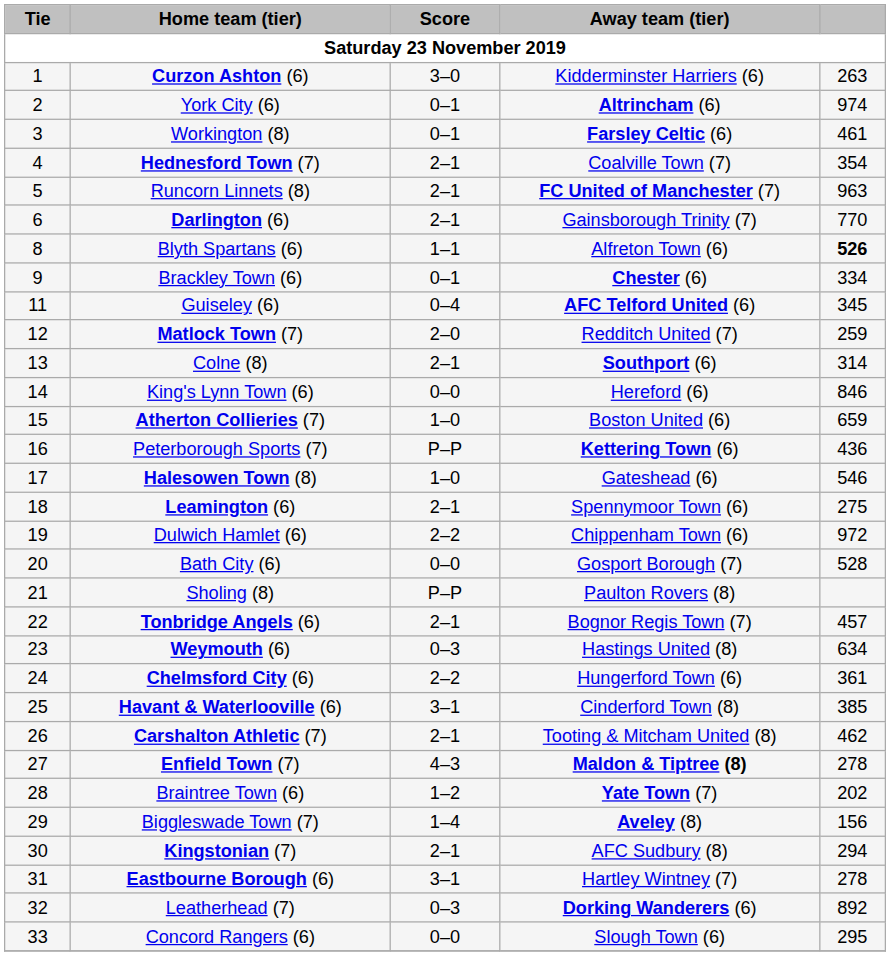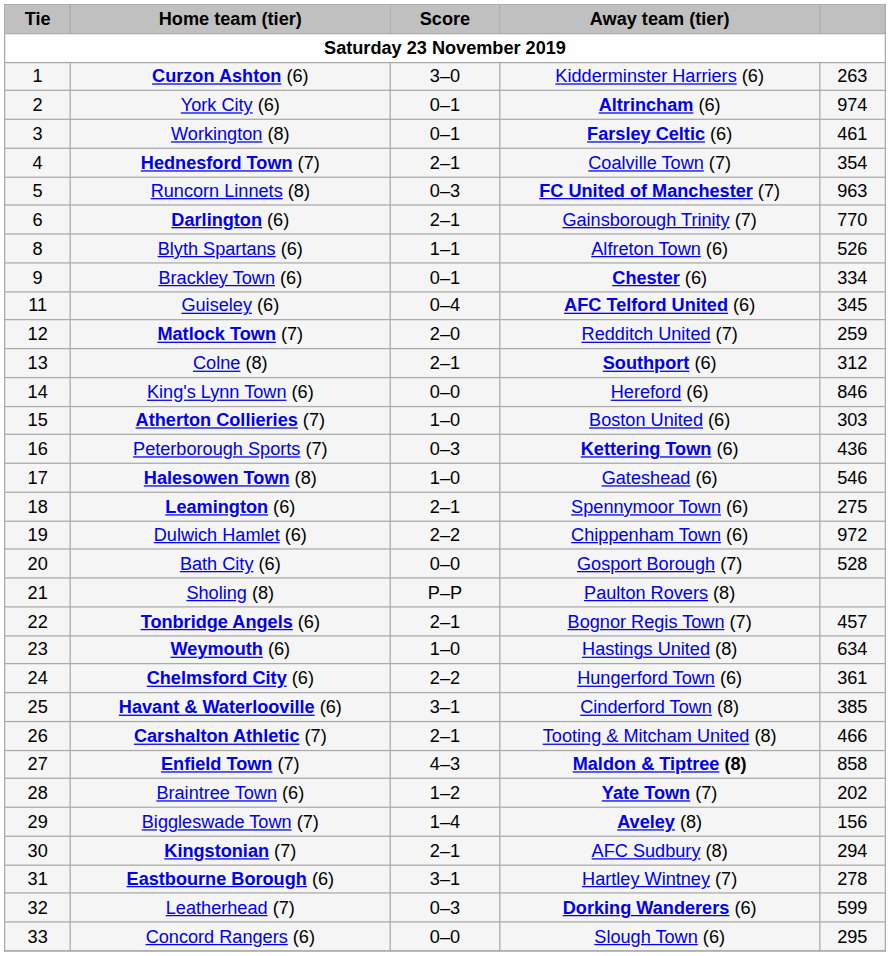(445, 191) 2–1 -> (445, 191) 0–3
(852, 249) bold -> (852, 249) normal
(852, 363) 314 -> (852, 363) 312
(852, 421) 659 -> (852, 421) 303
(445, 449) P–P -> (445, 449) 0–3
(445, 650) 0–3 -> (445, 650) 1–0
(852, 736) 462 -> (852, 736) 466
(852, 765) 278 -> (852, 765) 858
(852, 908) 892 -> (852, 908) 599
